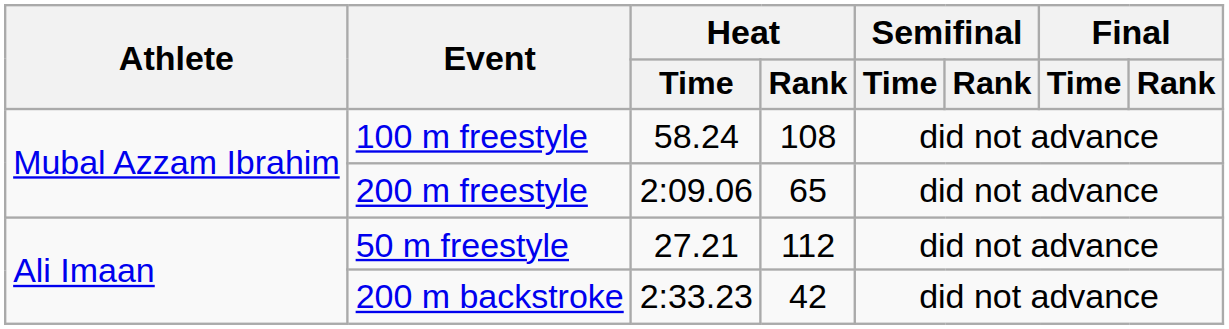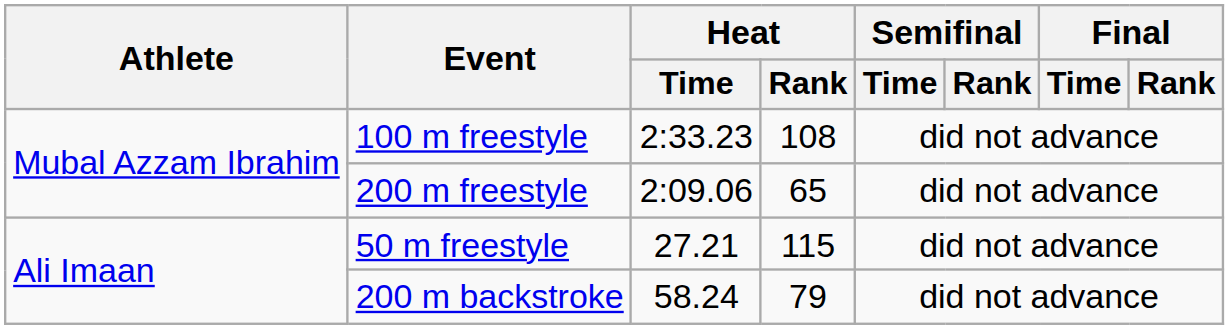(696, 137) 58.24 -> (696, 137) 2:33.23
(808, 244) 112 -> (808, 244) 115
(696, 298) 2:33.23 -> (696, 298) 58.24
(808, 298) 42 -> (808, 298) 79
